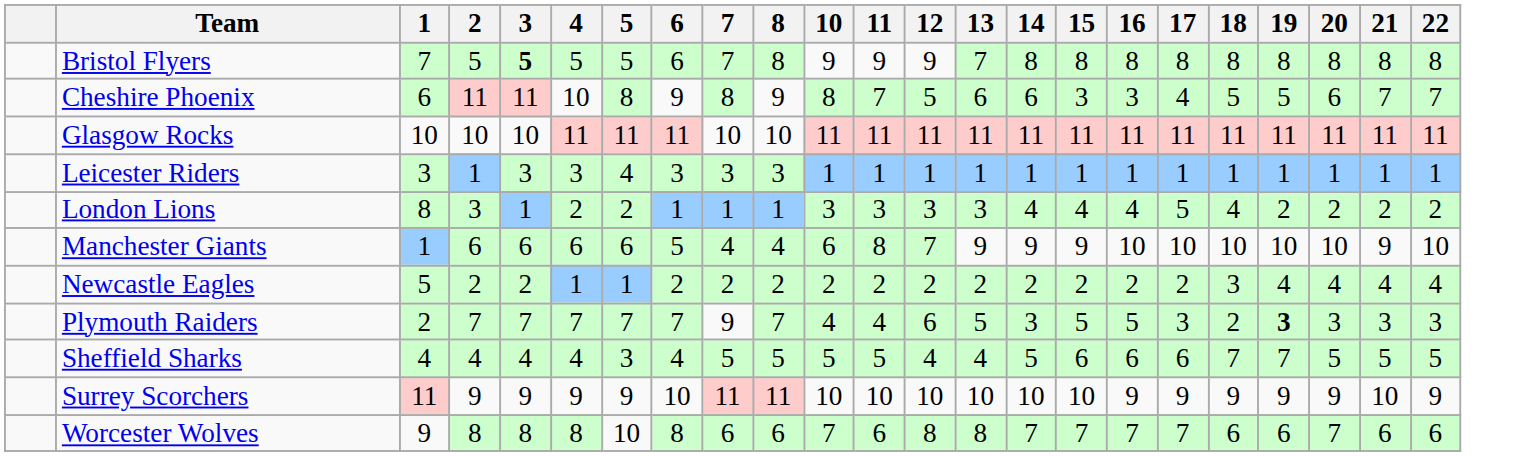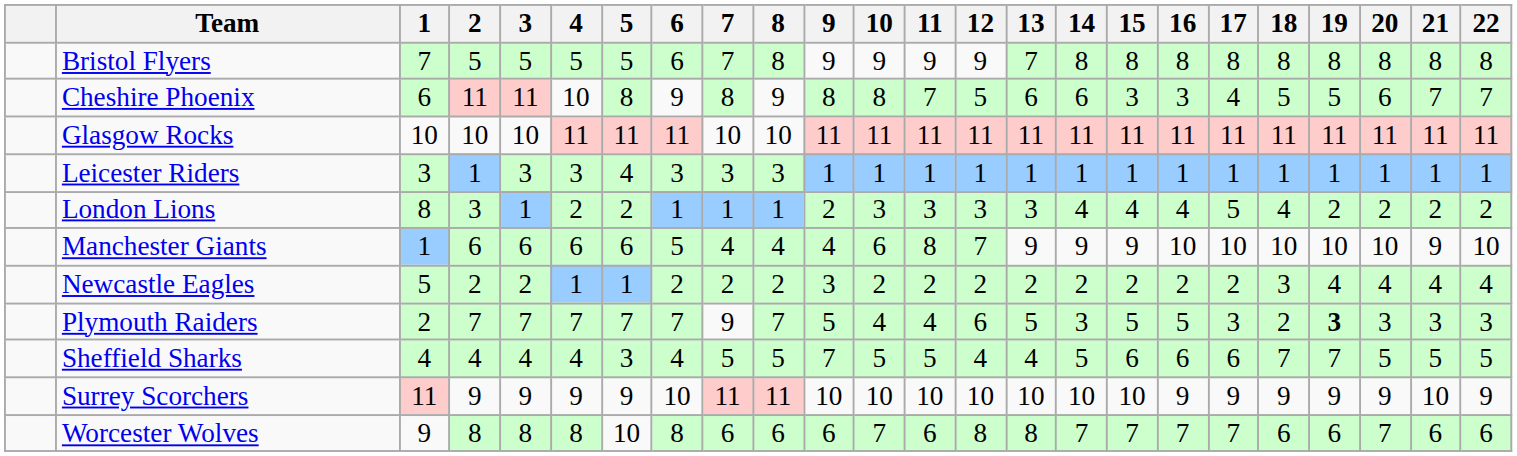+ column: (829, 23)
(525, 60) bold -> (525, 60) normal
